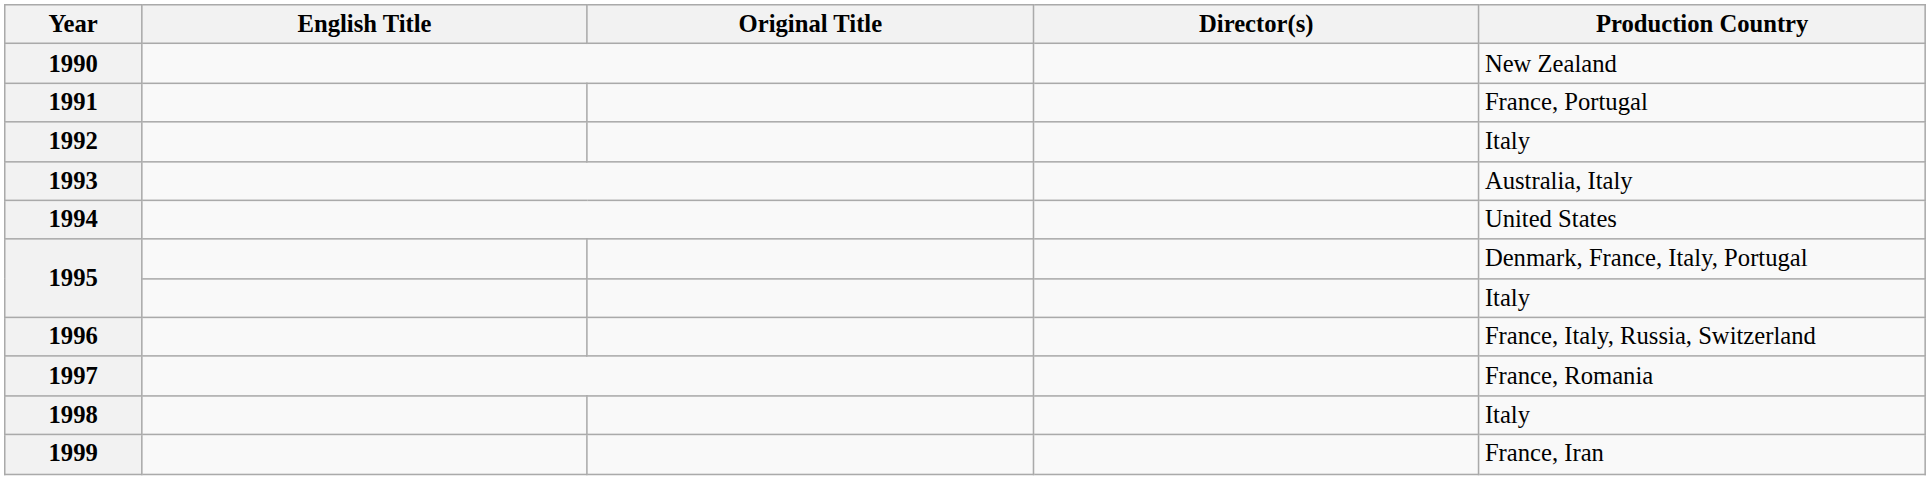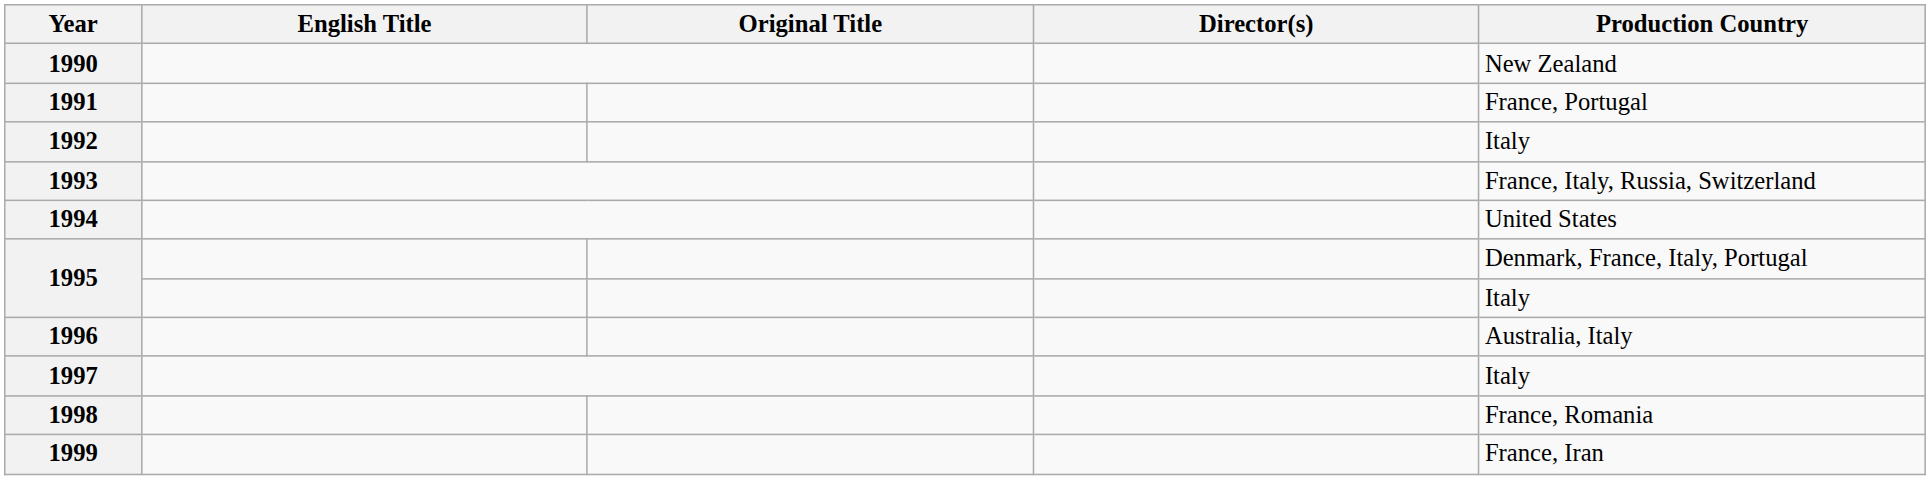(1559, 180) Australia, Italy -> (1650, 180) France, Italy, Russia, Switzerland
(1650, 336) France, Italy, Russia, Switzerland -> (1559, 336) Australia, Italy
(1569, 375) France, Romania -> (1507, 375) Italy
(1507, 414) Italy -> (1569, 414) France, Romania
